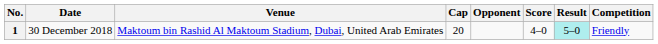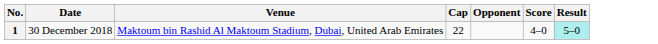- column: (621, 13)
(458, 30) 20 -> (458, 30) 22
